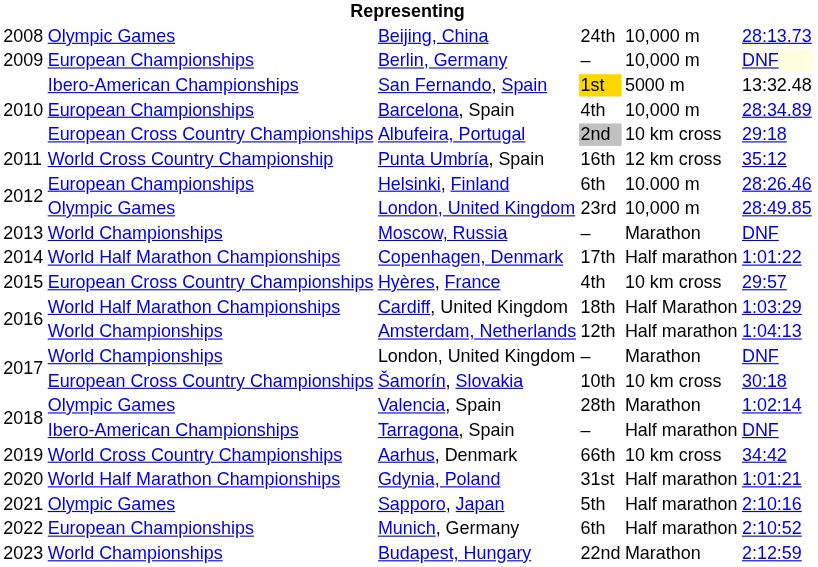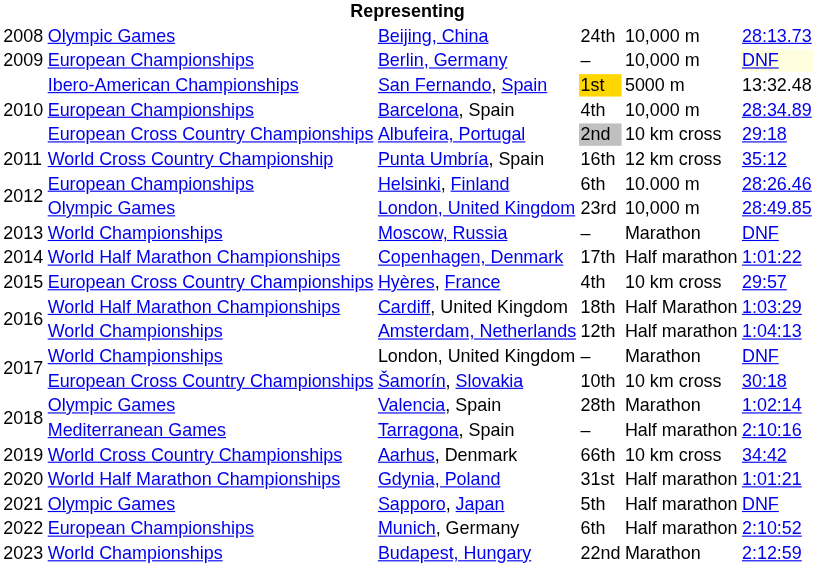(173, 430) Ibero-American Championships -> (137, 430) Mediterranean Games
(760, 430) DNF -> (772, 430) 2:10:16
(772, 504) 2:10:16 -> (760, 504) DNF
